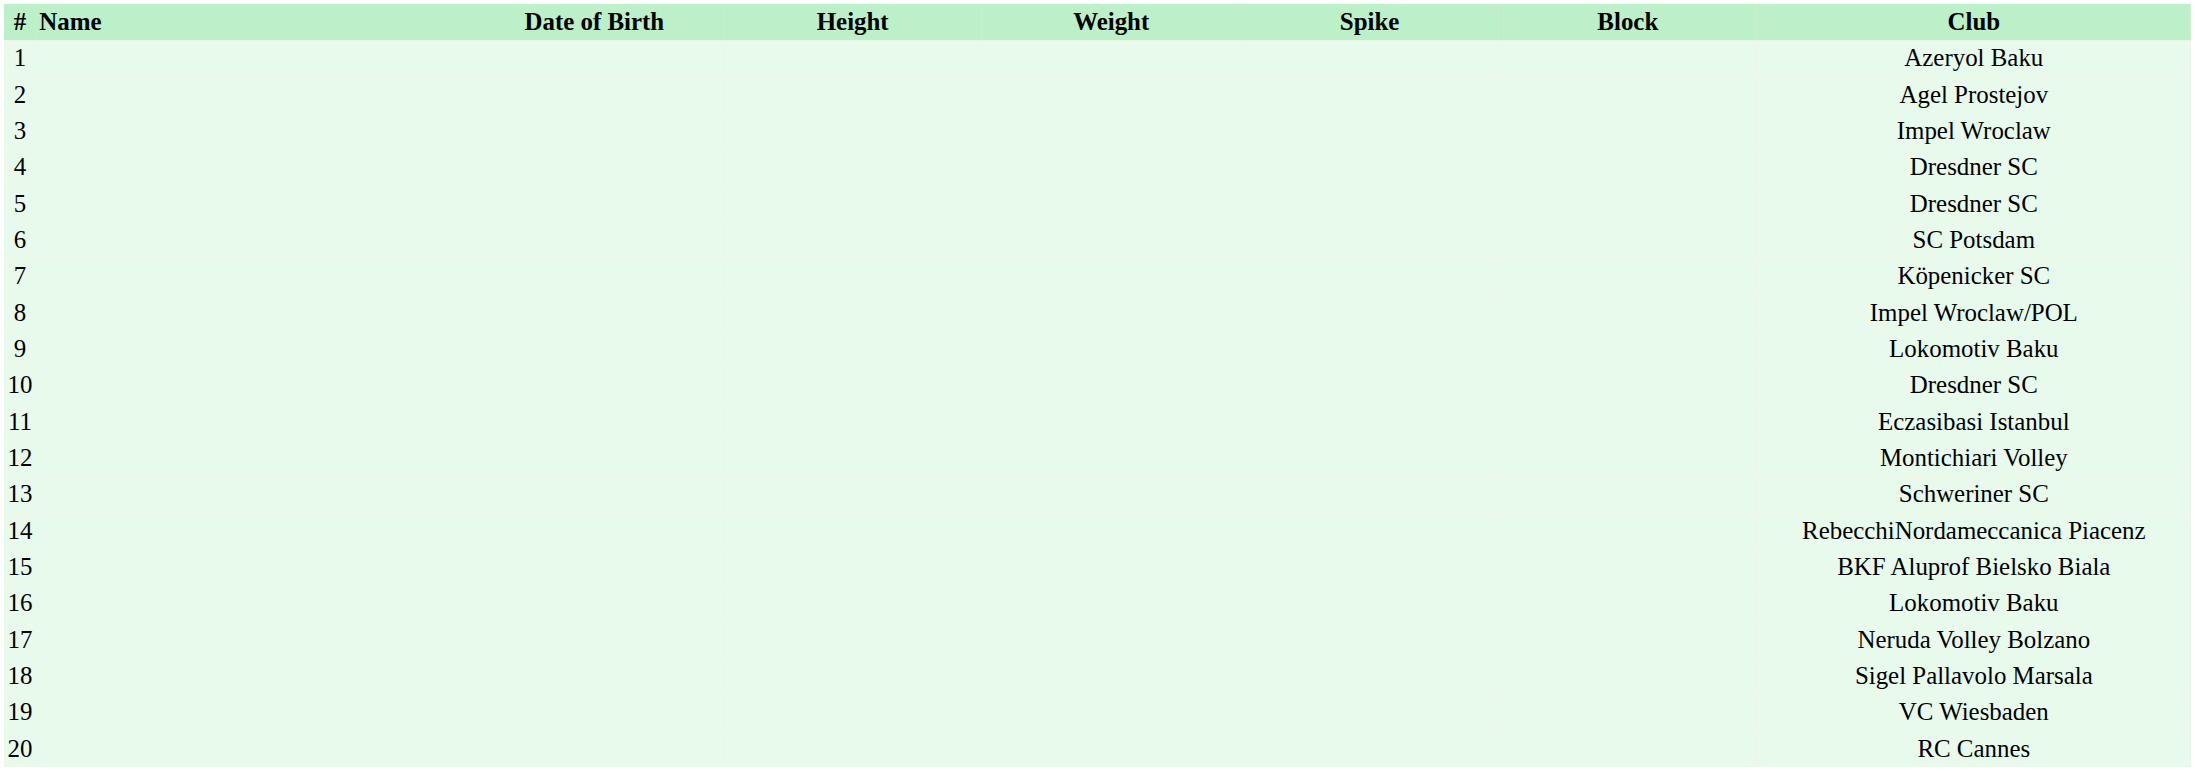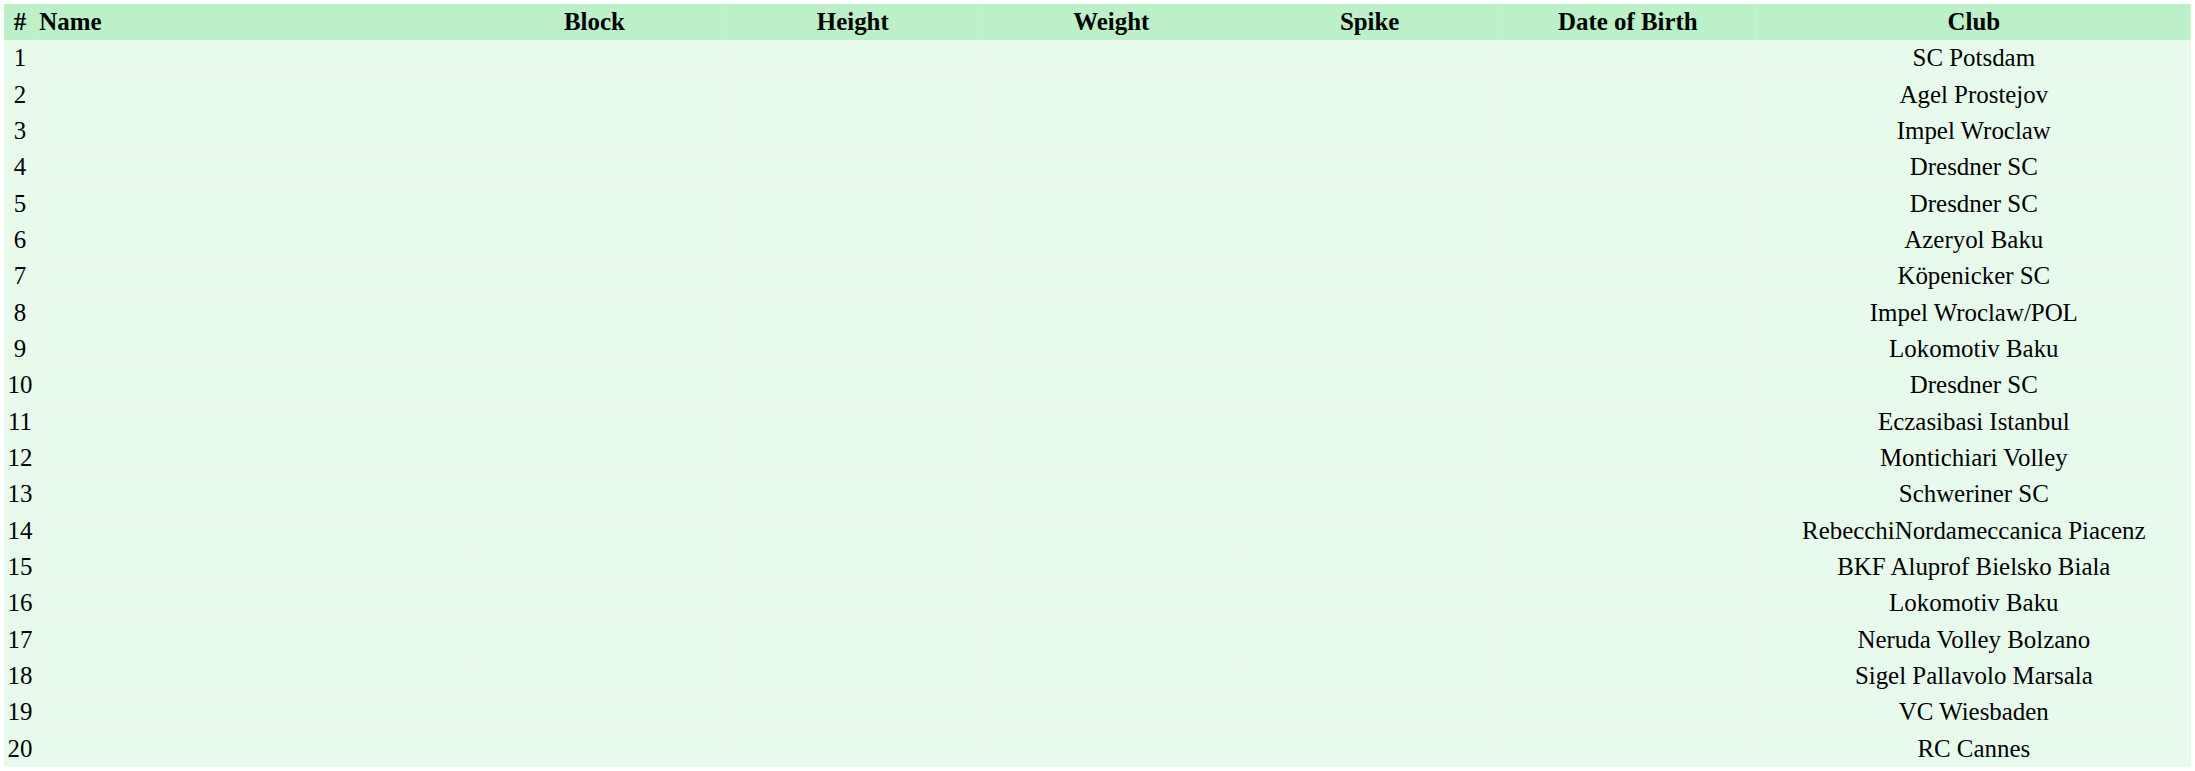columns swapped: (594, 21) <-> (1628, 21)
(1974, 58) Azeryol Baku -> (1974, 58) SC Potsdam
(1974, 239) SC Potsdam -> (1974, 239) Azeryol Baku
